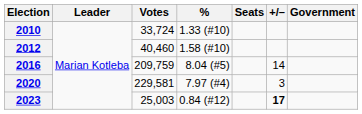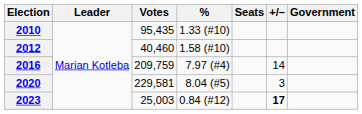(157, 30) 33,724 -> (157, 30) 95,435
(208, 65) 8.04 (#5) -> (208, 65) 7.97 (#4)
(208, 83) 7.97 (#4) -> (208, 83) 8.04 (#5)
